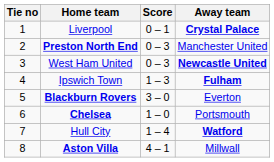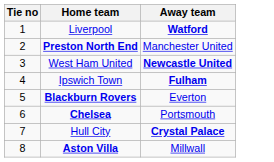- column: (158, 13)
(222, 30) Crystal Palace -> (188, 30) Watford
(222, 132) Watford -> (188, 132) Crystal Palace
